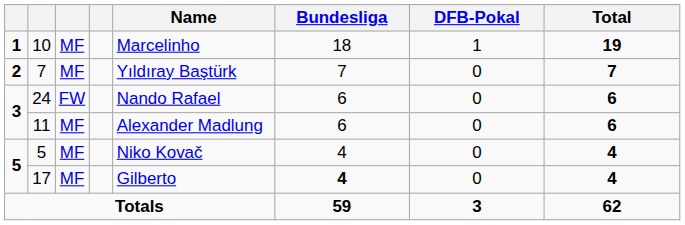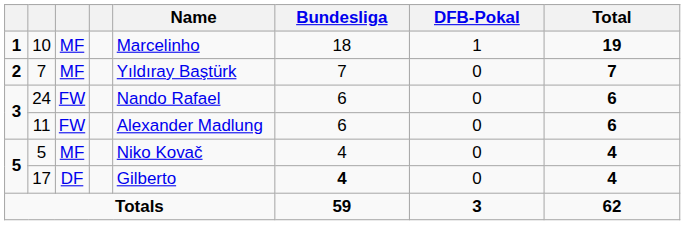(72, 125) MF -> (72, 125) FW
(72, 179) MF -> (72, 179) DF
